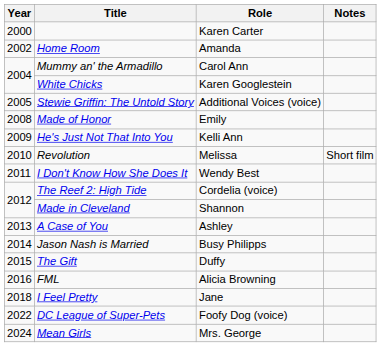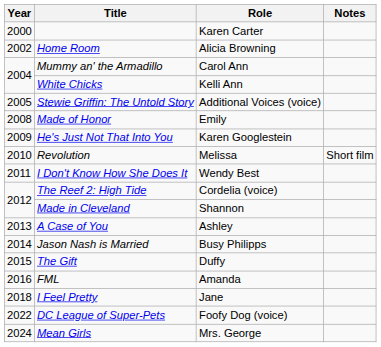(220, 48) Amanda -> (237, 48) Alicia Browning
(245, 84) Karen Googlestein -> (221, 84) Kelli Ann
(221, 137) Kelli Ann -> (245, 137) Karen Googlestein
(237, 279) Alicia Browning -> (220, 279) Amanda
